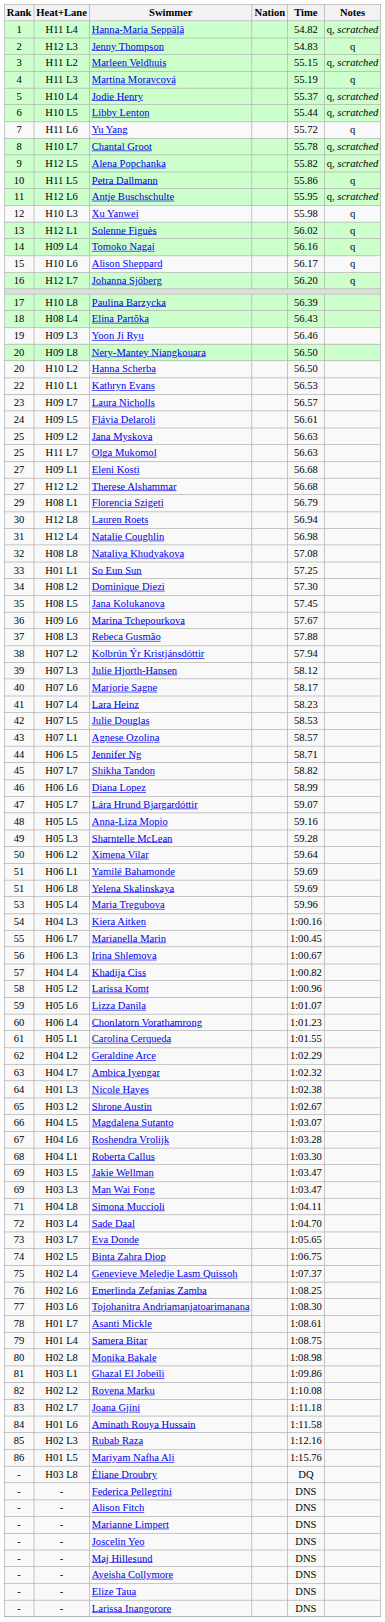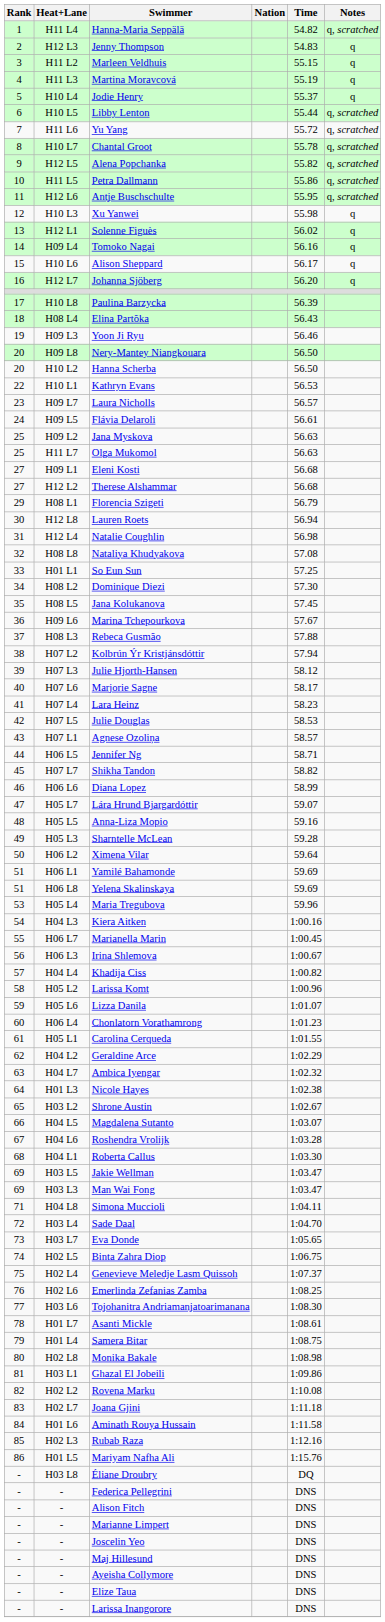(353, 63) q, scratched -> (353, 63) q
(353, 96) q, scratched -> (353, 96) q
(353, 130) q -> (353, 130) q, scratched
(353, 180) q -> (353, 180) q, scratched
